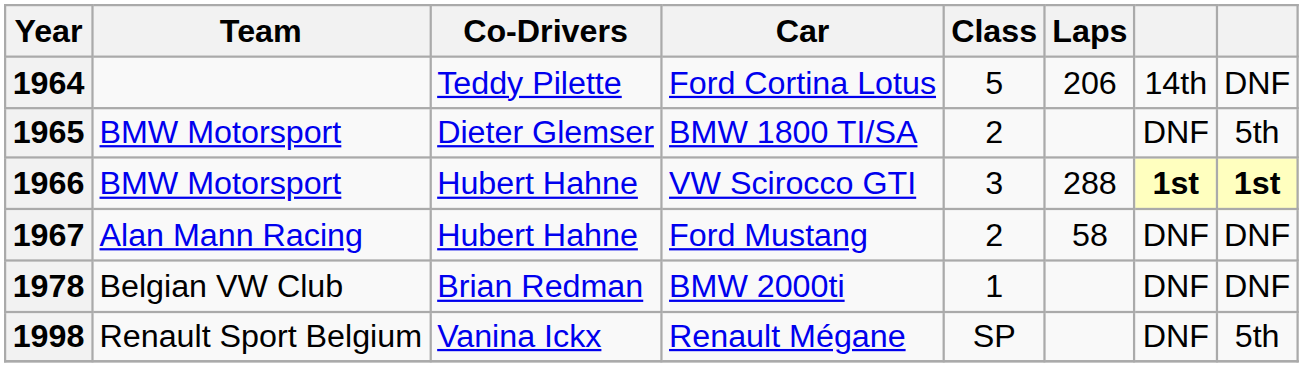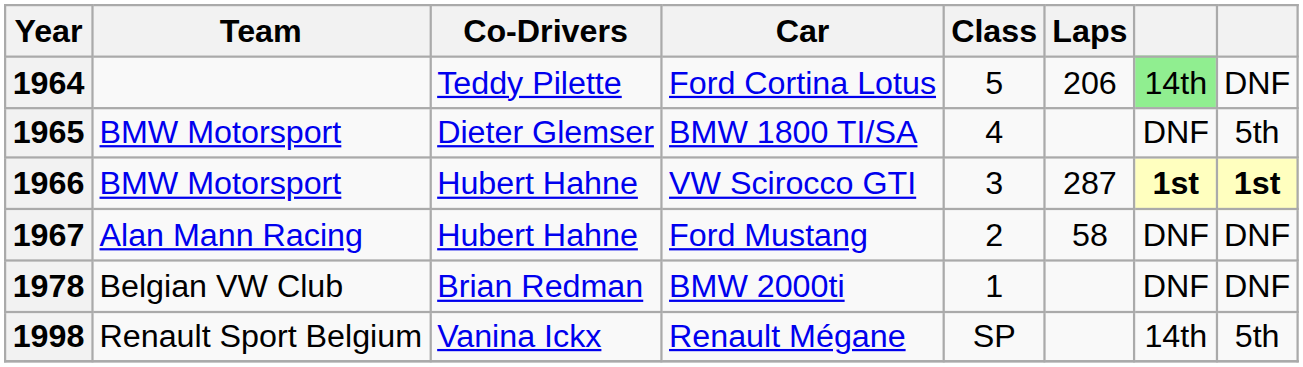(1176, 82) no background -> (1176, 82) lightgreen background
(994, 133) 2 -> (994, 133) 4
(1090, 184) 288 -> (1090, 184) 287
(1176, 337) DNF -> (1176, 337) 14th
